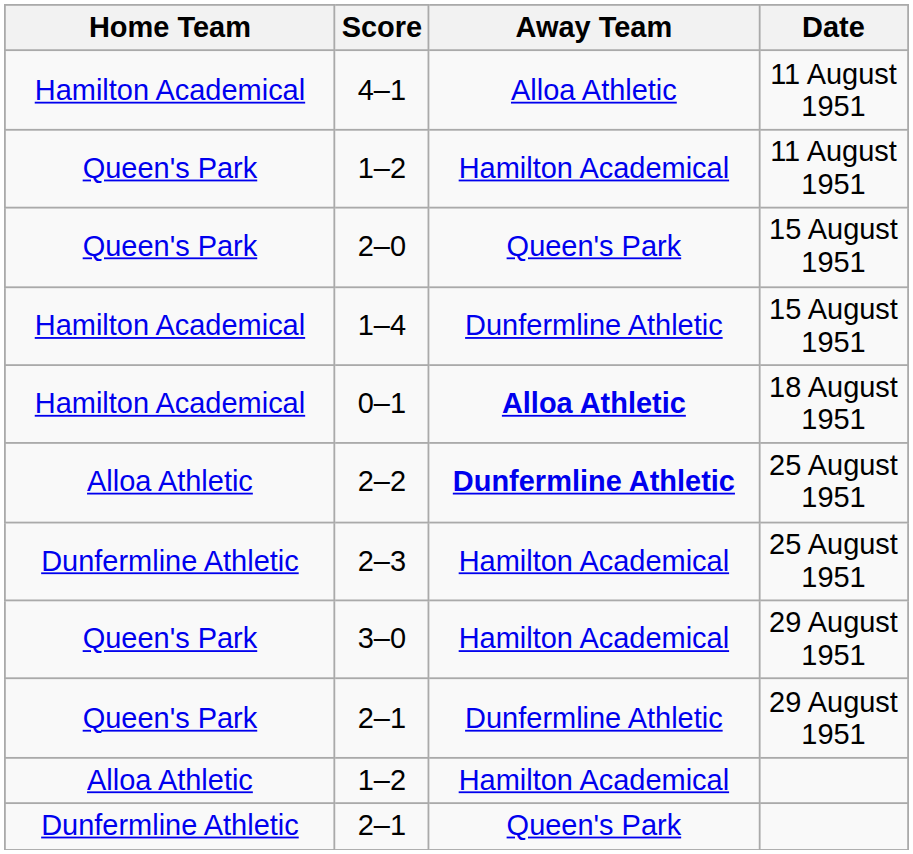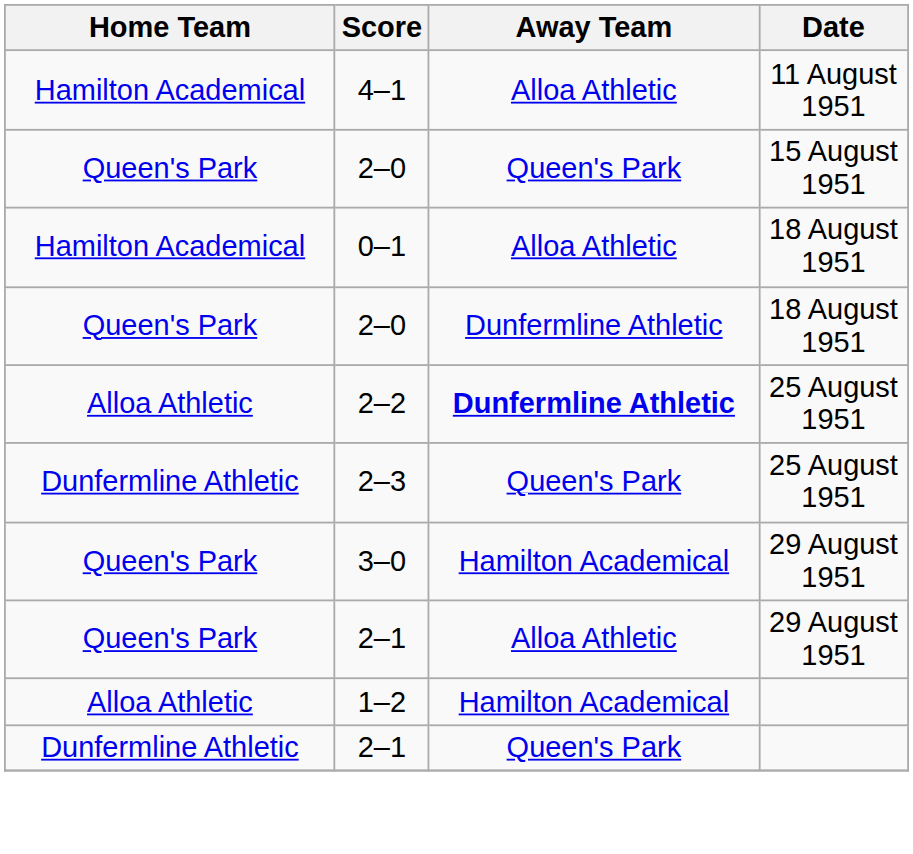- row: (382, 168)
- row: (382, 325)
(594, 403) bold -> (594, 246) normal
+ row: (382, 325)
(594, 560) Hamilton Academical -> (594, 482) Queen's Park
(594, 717) Dunfermline Athletic -> (594, 639) Alloa Athletic
